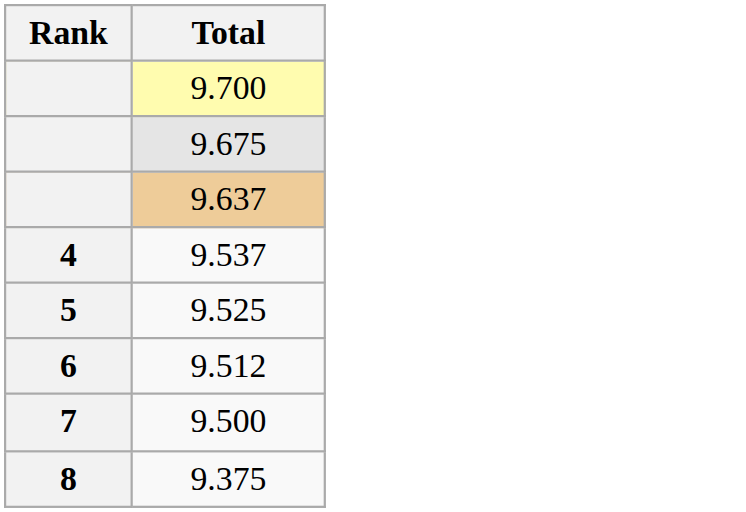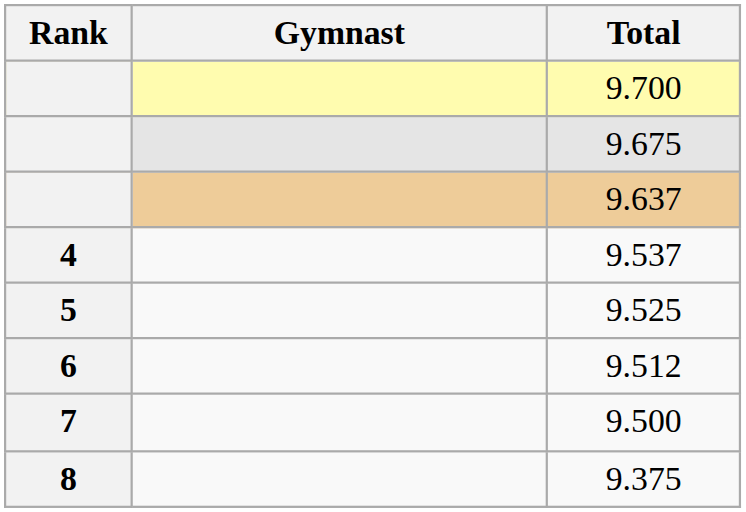+ column: (339, 32)
